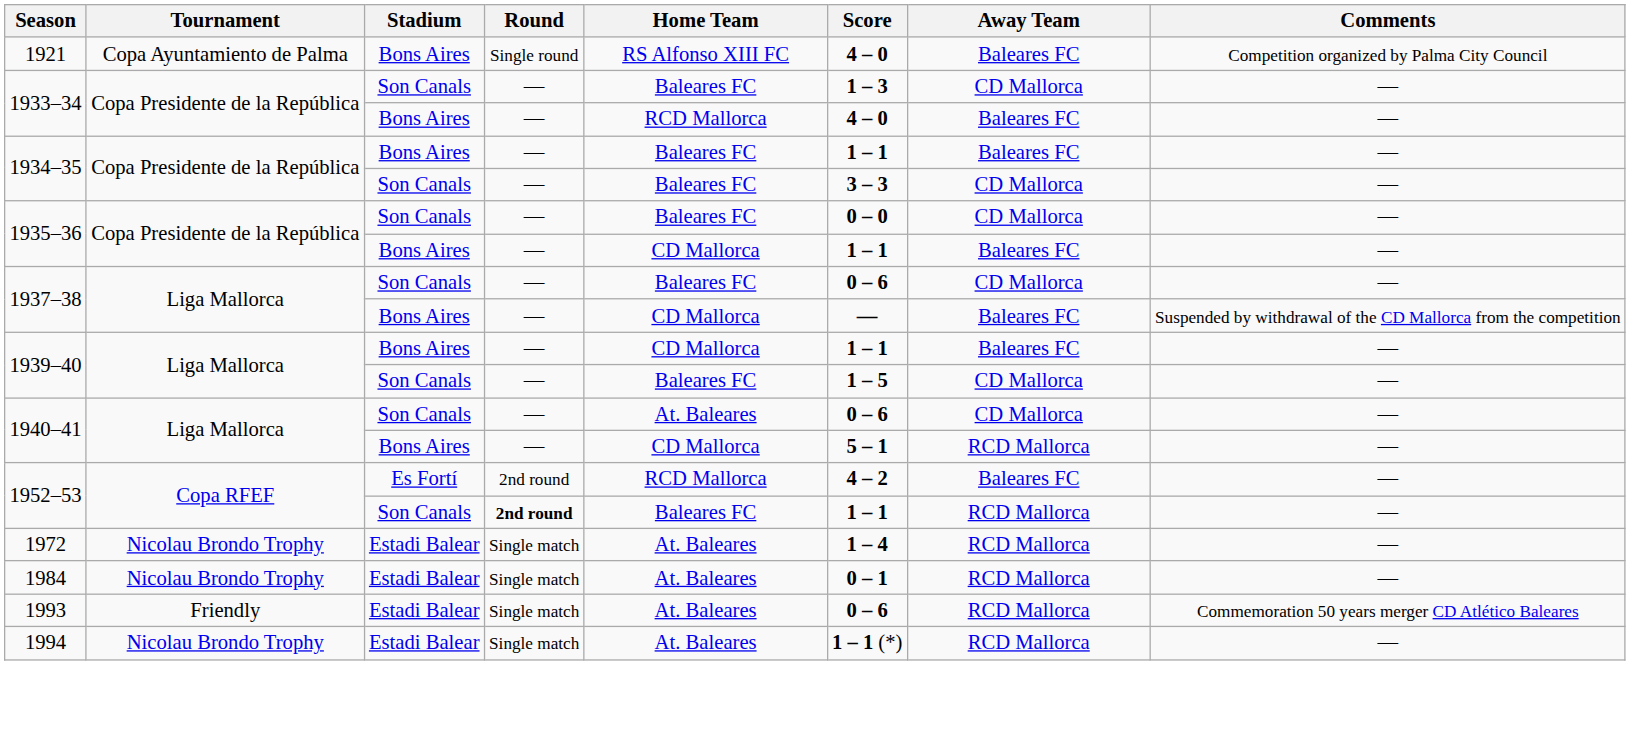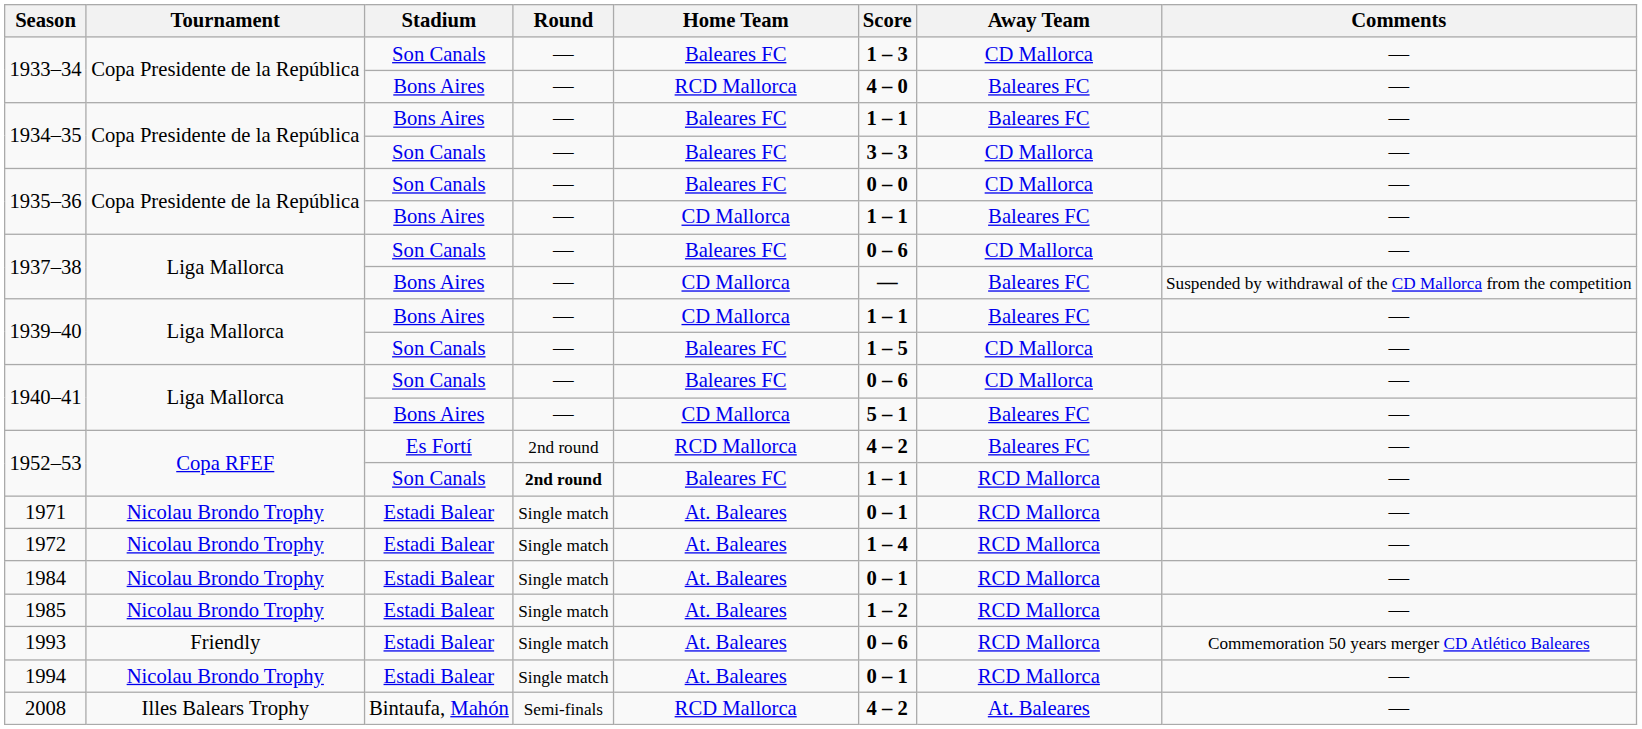- row: (46, 53)
(706, 413) At. Baleares -> (736, 380) Baleares FC
(1029, 446) RCD Mallorca -> (1039, 413) Baleares FC
+ row: (46, 511)
+ row: (46, 610)
(867, 642) 1 – 1 (*) -> (887, 675) 0 – 1
+ row: (46, 708)
